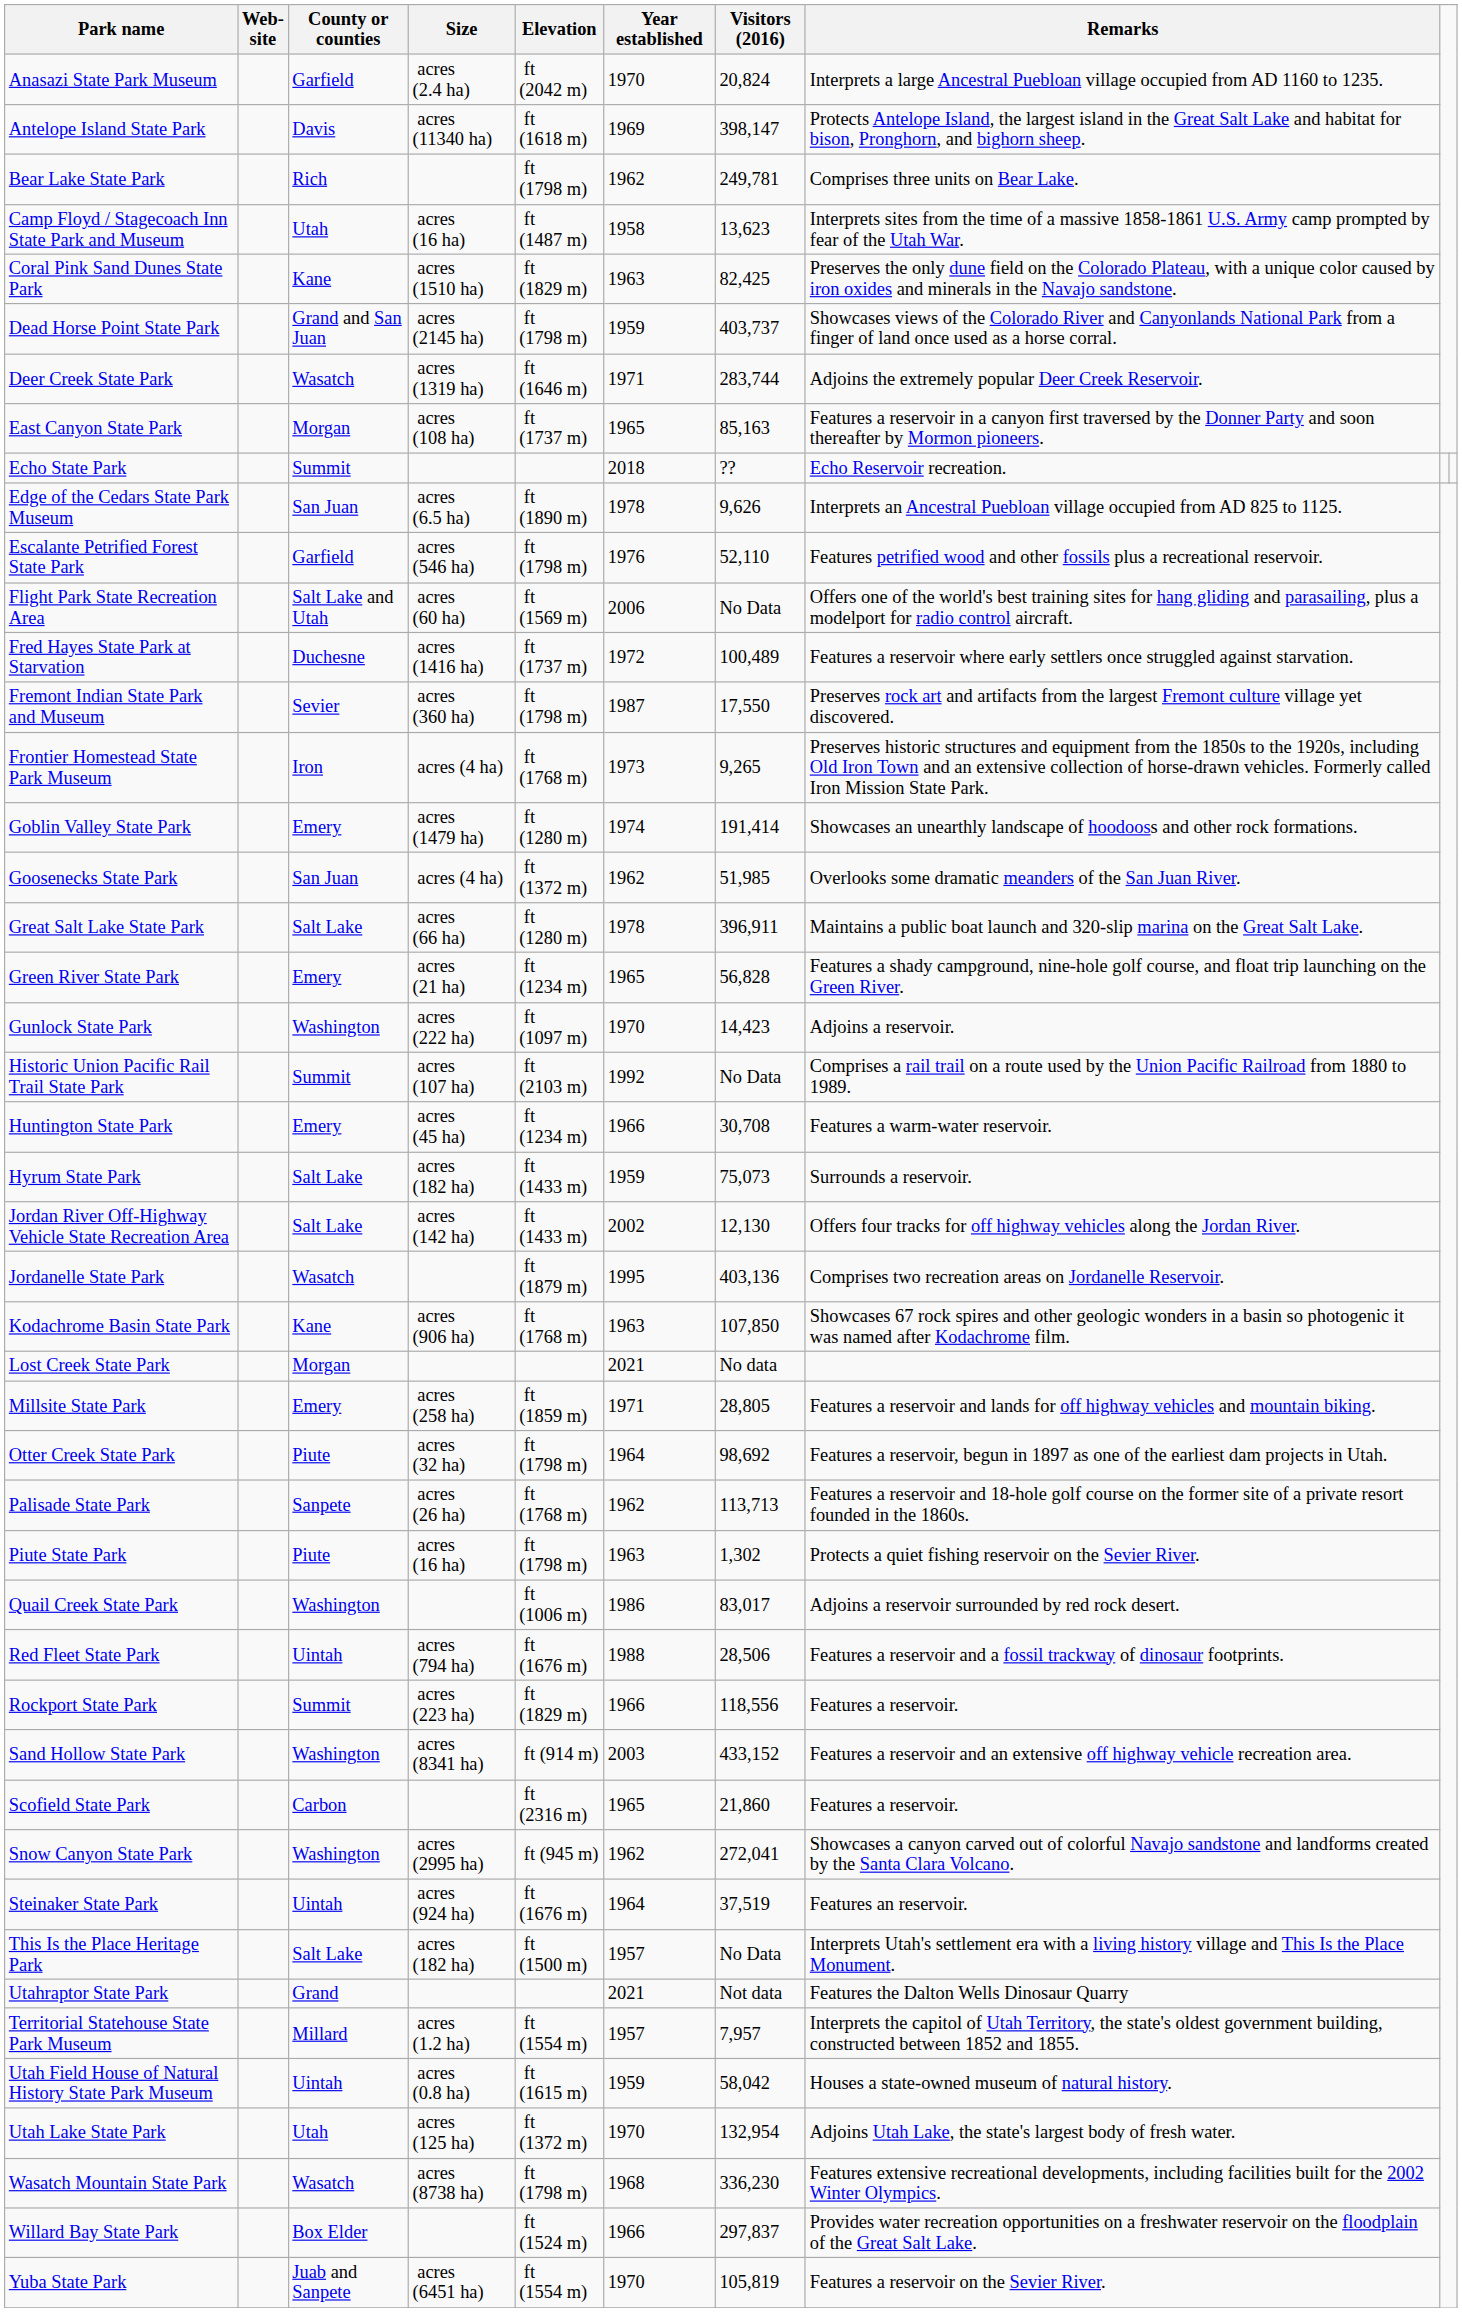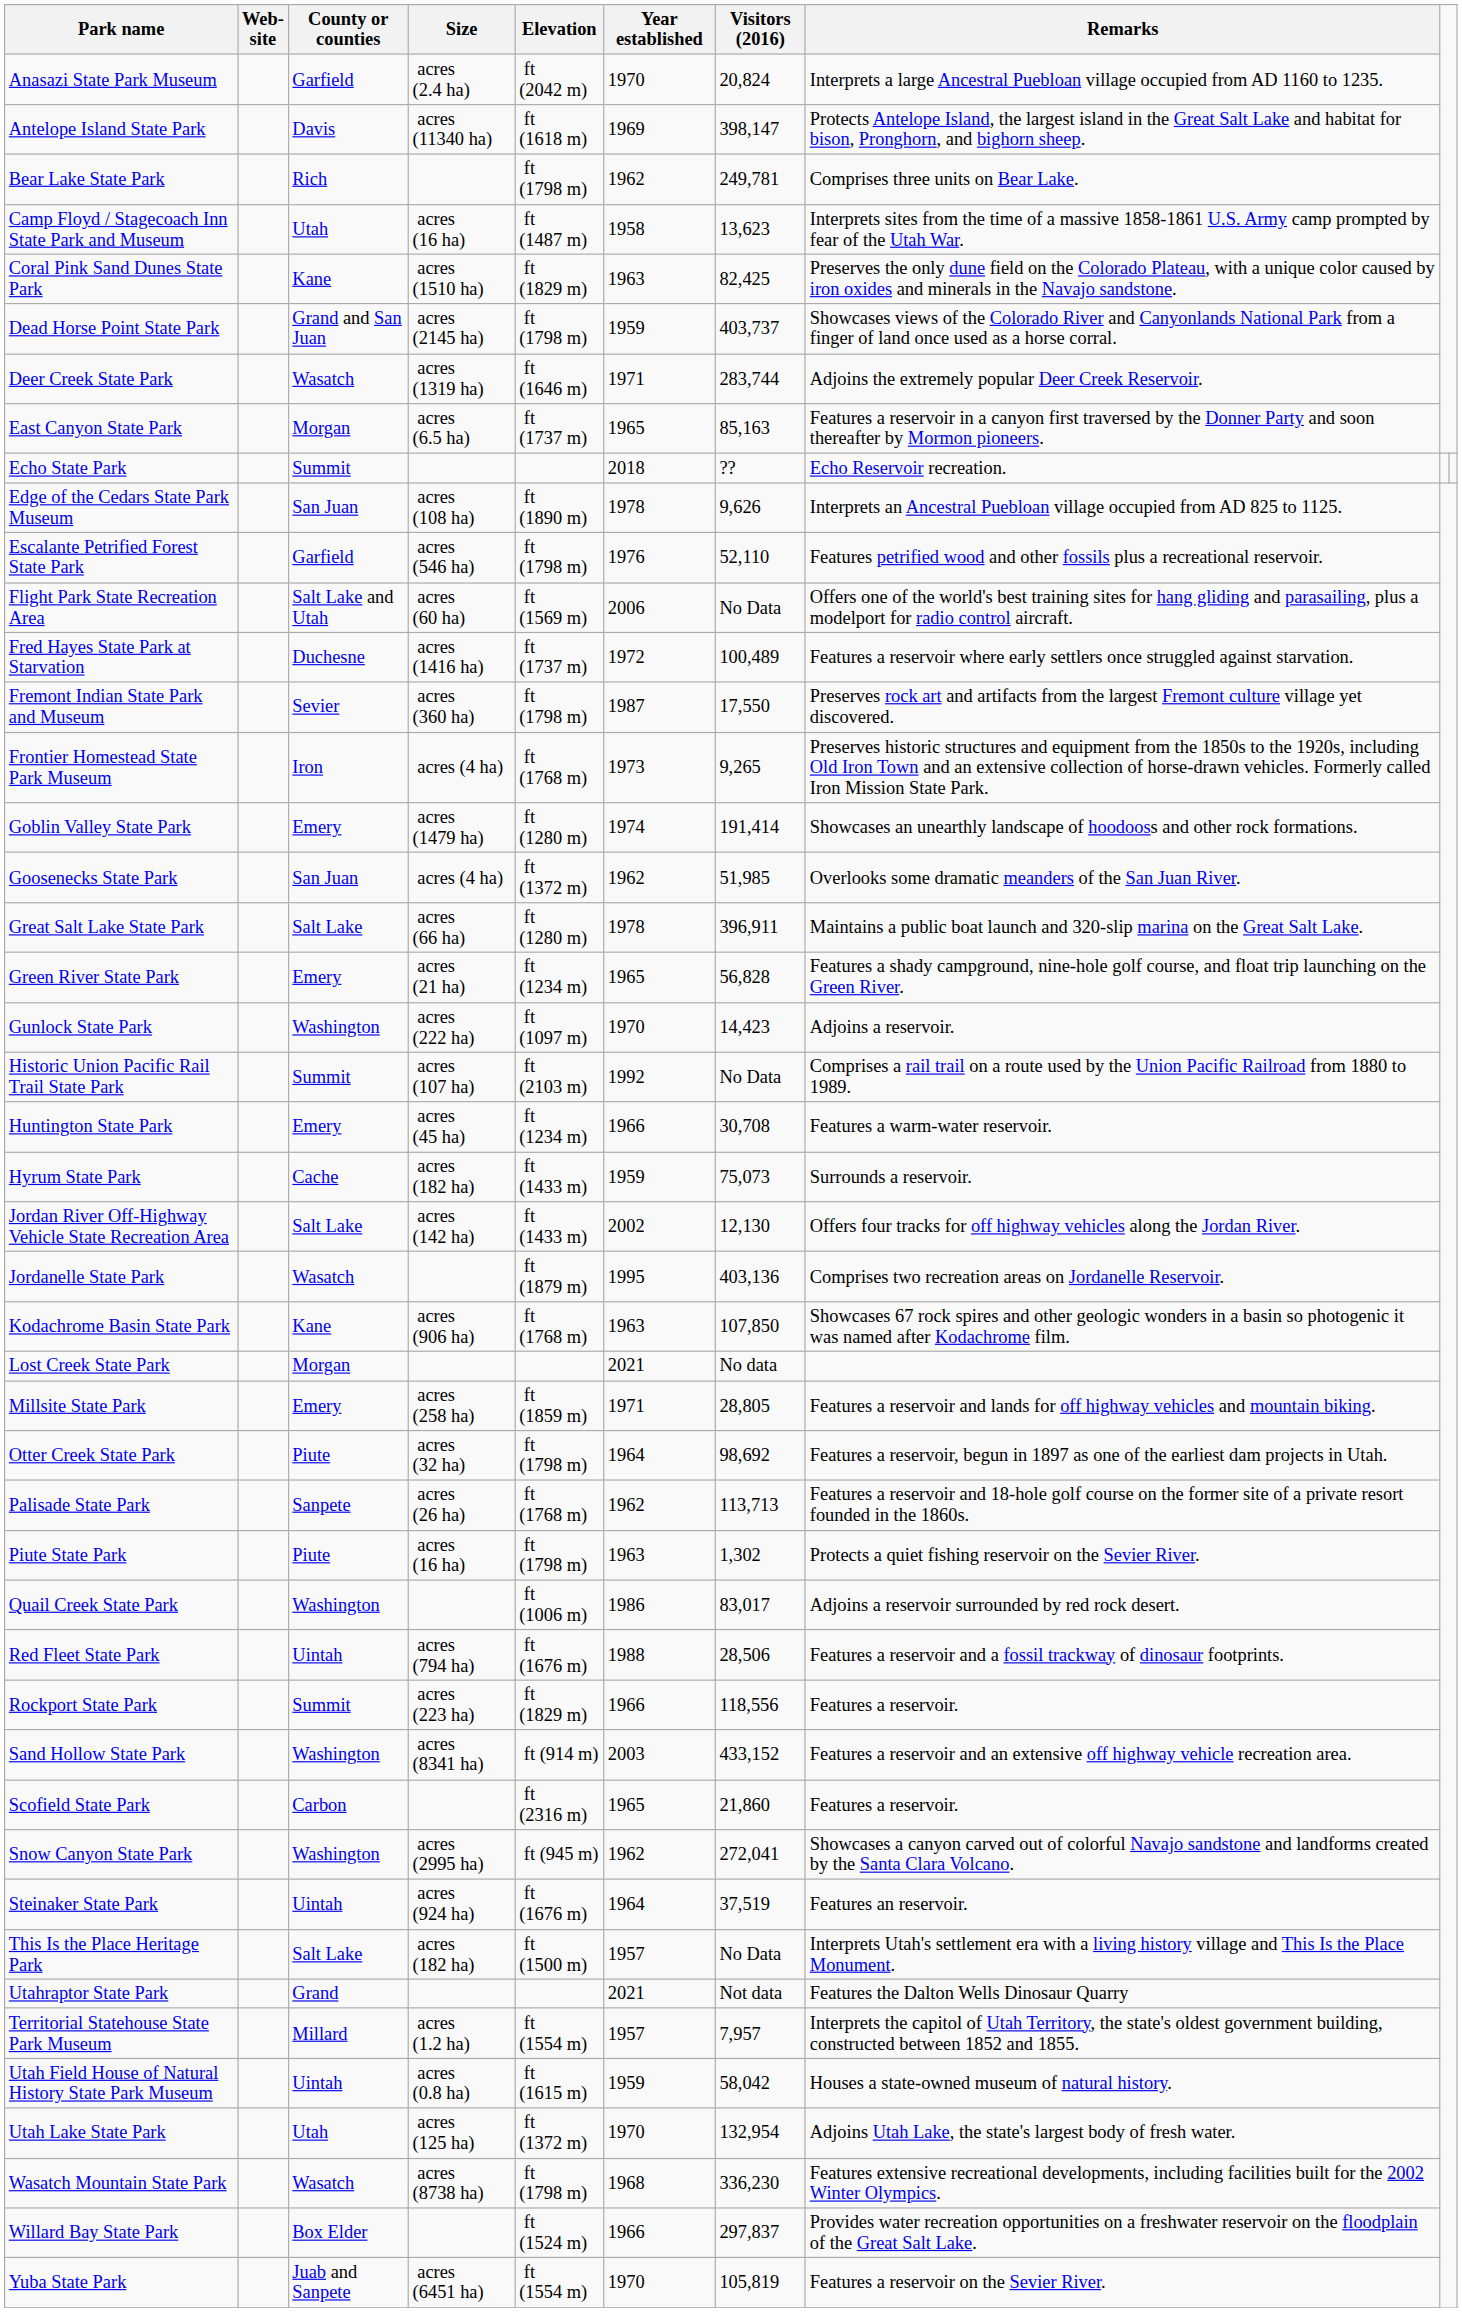(444, 428) acres (108 ha) -> (441, 428) acres (6.5 ha)
(441, 507) acres (6.5 ha) -> (444, 507) acres (108 ha)
(327, 1176) Salt Lake -> (315, 1176) Cache
